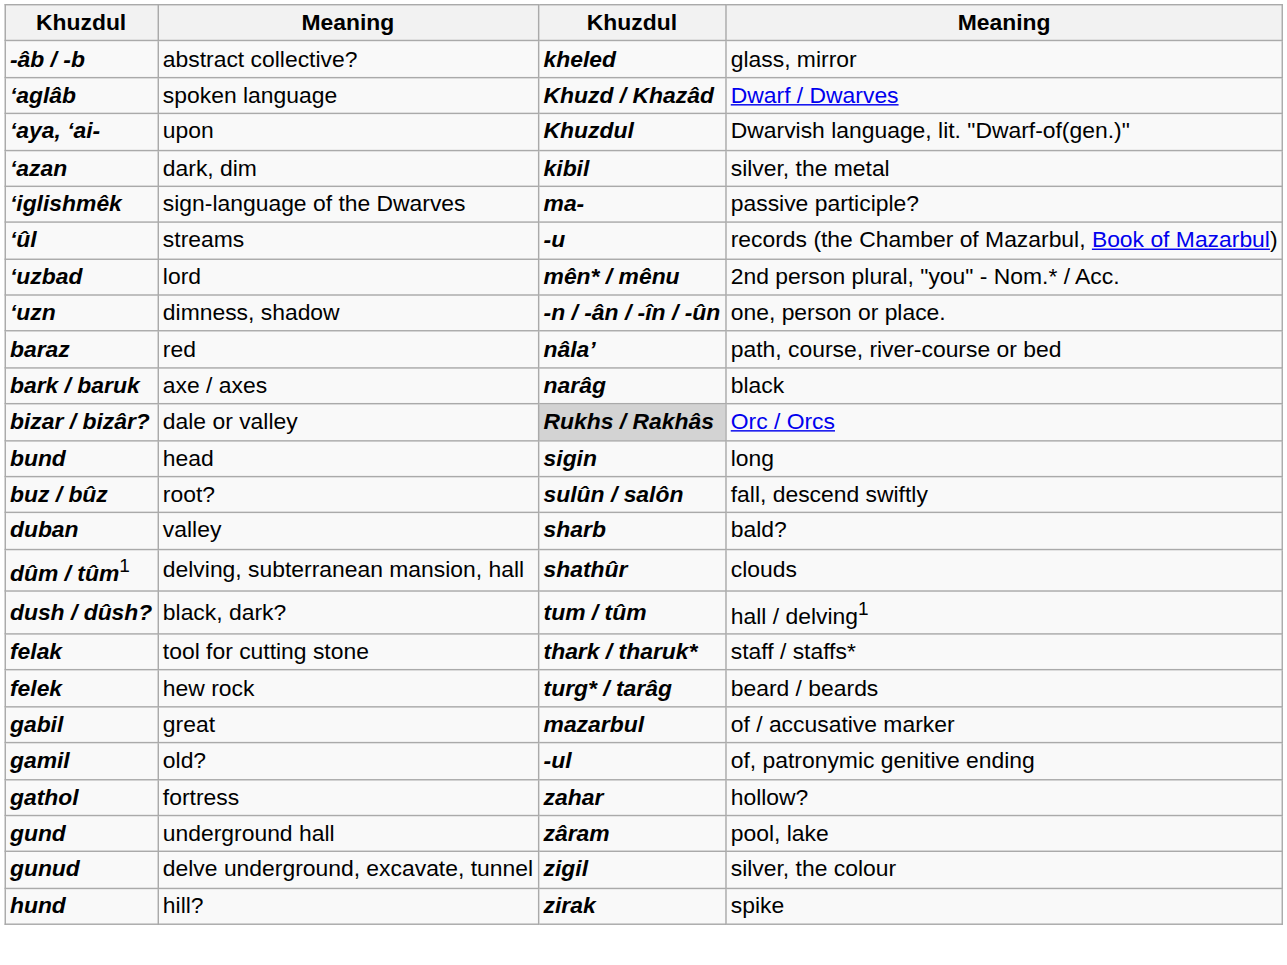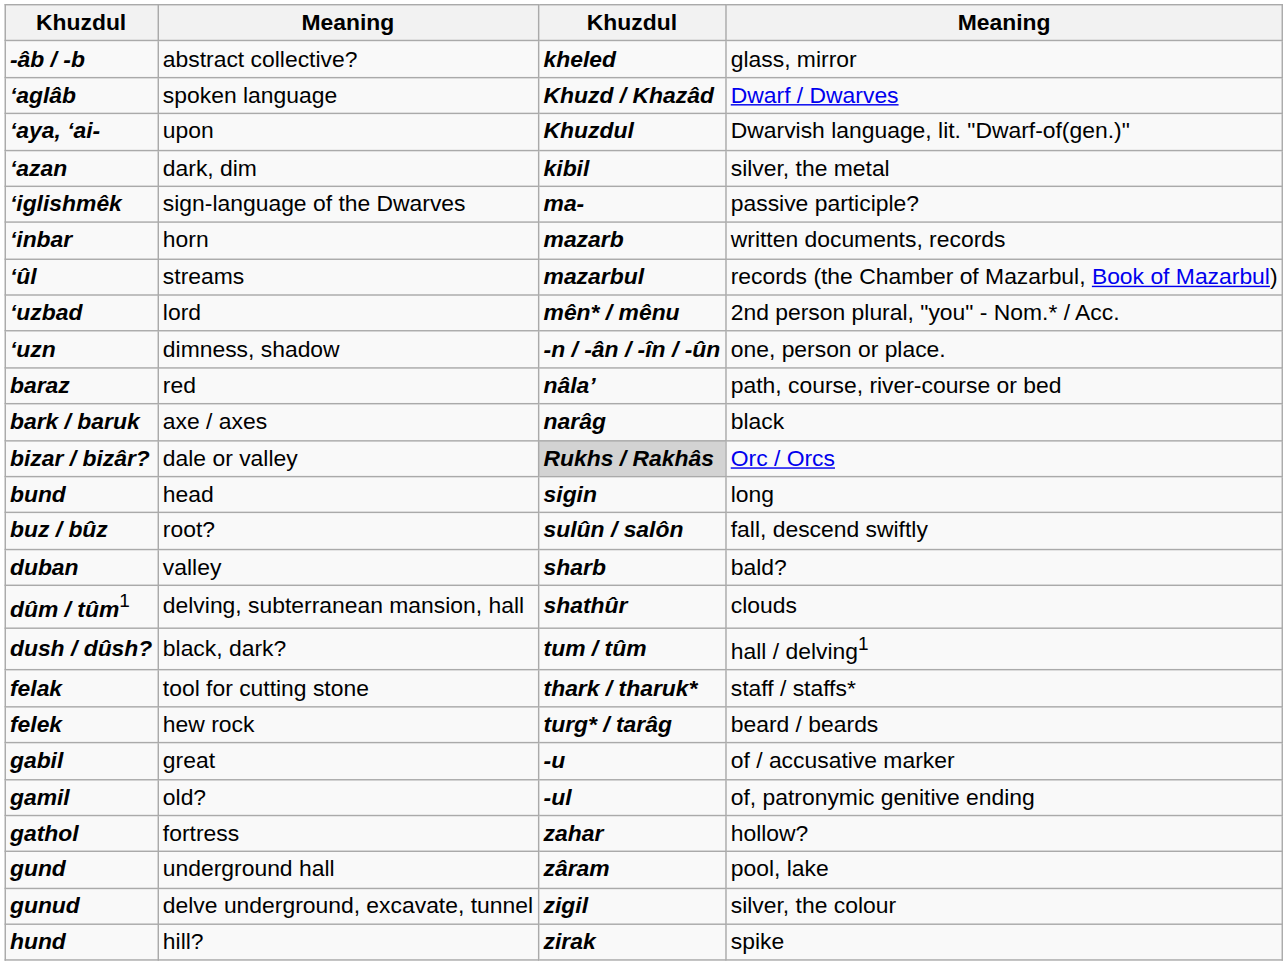+ row: (41, 240)
(554, 240) -u -> (594, 276) mazarbul
(594, 724) mazarbul -> (554, 760) -u
